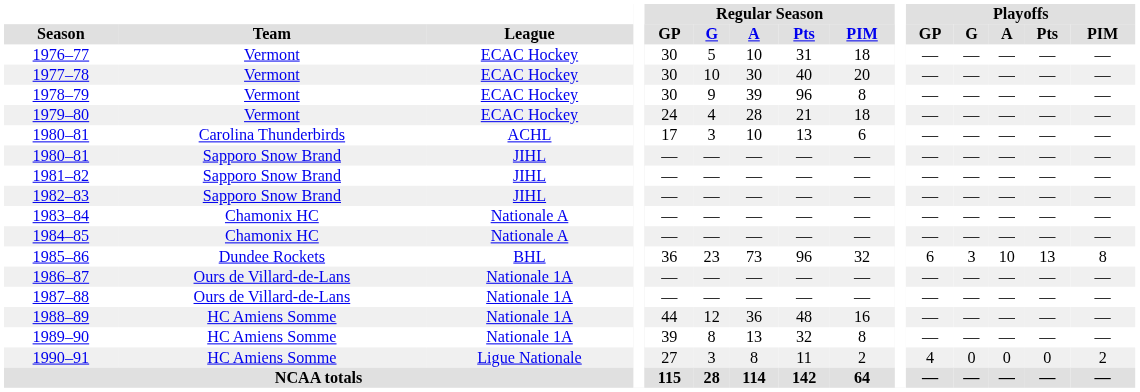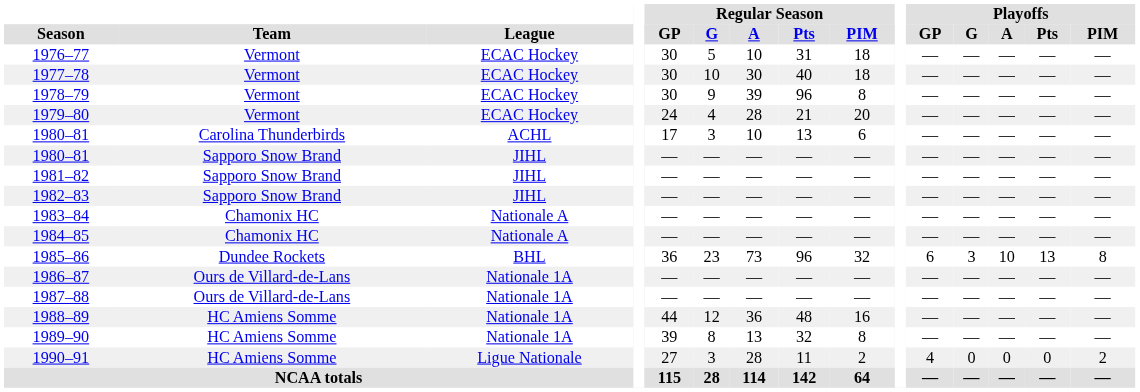(862, 74) 20 -> (862, 74) 18
(862, 115) 18 -> (862, 115) 20
(754, 357) 8 -> (754, 357) 28
